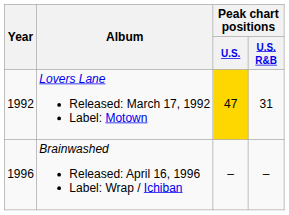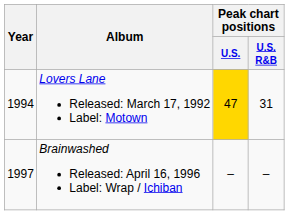(20, 104) 1992 -> (20, 104) 1994
(20, 174) 1996 -> (20, 174) 1997
